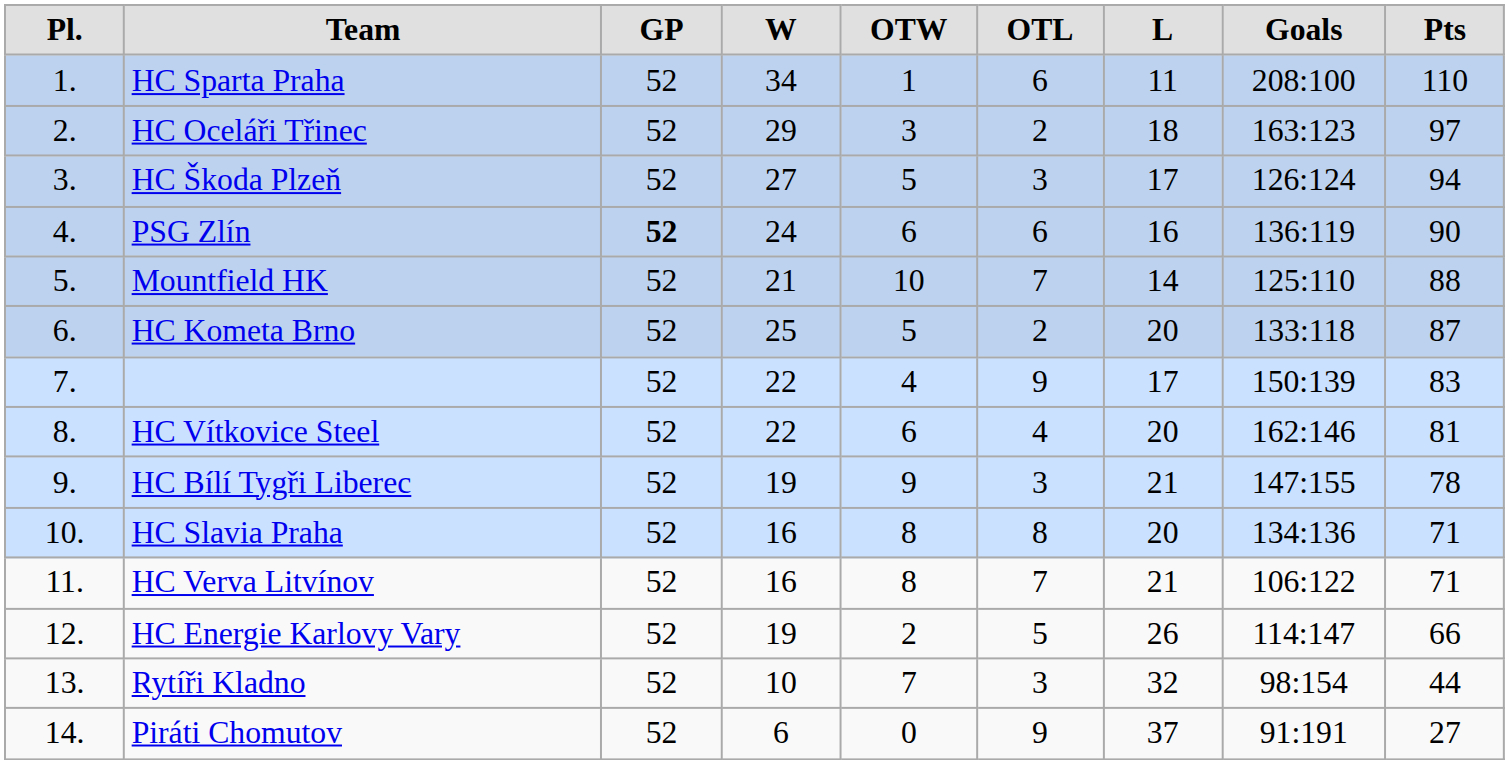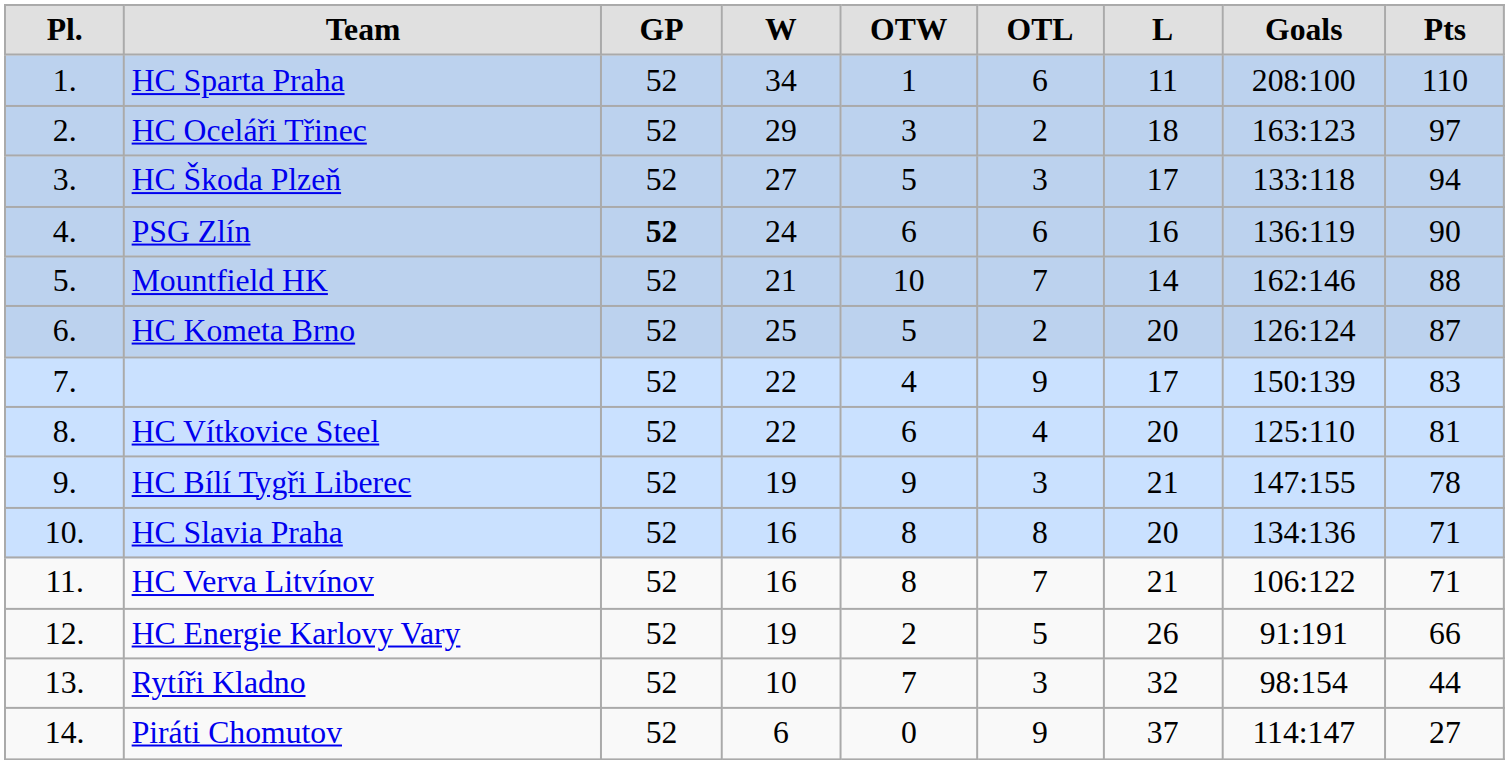(1304, 180) 126:124 -> (1304, 180) 133:118
(1304, 280) 125:110 -> (1304, 280) 162:146
(1304, 331) 133:118 -> (1304, 331) 126:124
(1304, 431) 162:146 -> (1304, 431) 125:110
(1304, 632) 114:147 -> (1304, 632) 91:191
(1304, 733) 91:191 -> (1304, 733) 114:147
